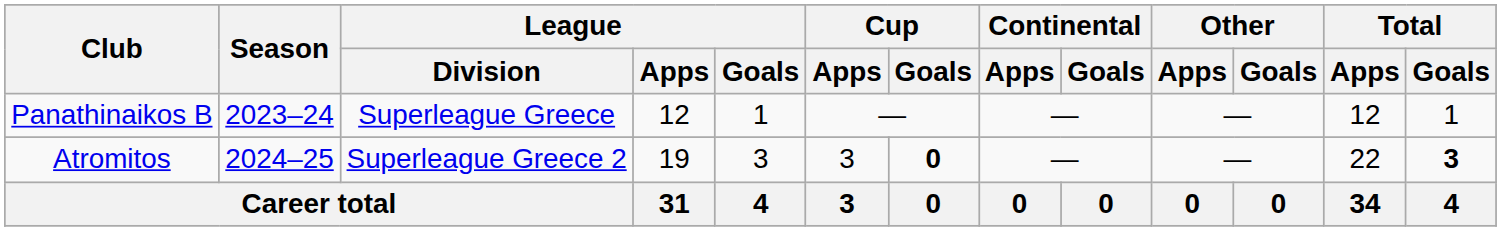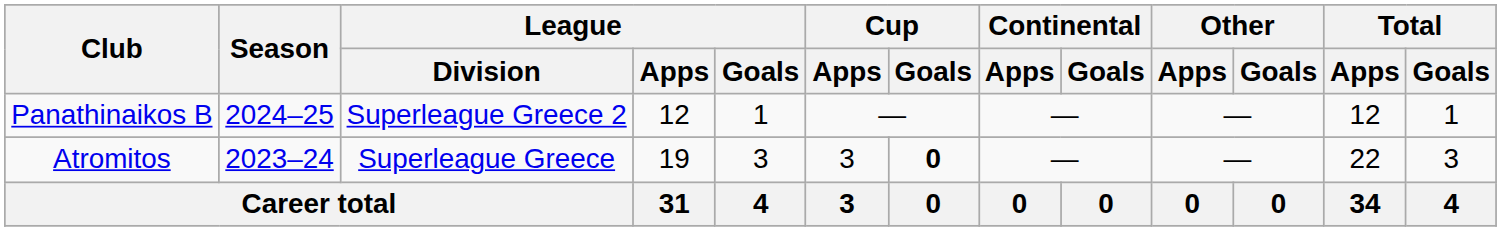(280, 114) 2023–24 -> (280, 114) 2024–25
(487, 114) Superleague Greece -> (487, 114) Superleague Greece 2
(280, 159) 2024–25 -> (280, 159) 2023–24
(487, 159) Superleague Greece 2 -> (487, 159) Superleague Greece
(1451, 159) bold -> (1451, 159) normal
